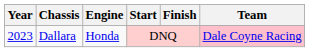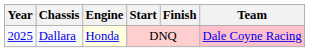(20, 36) 2023 -> (20, 36) 2025
(102, 36) no background -> (102, 36) lightyellow background
